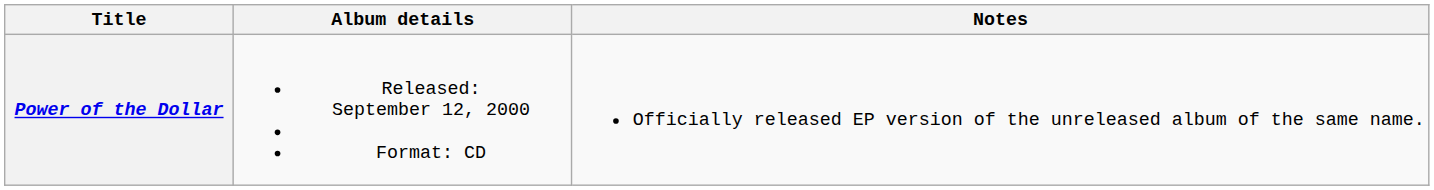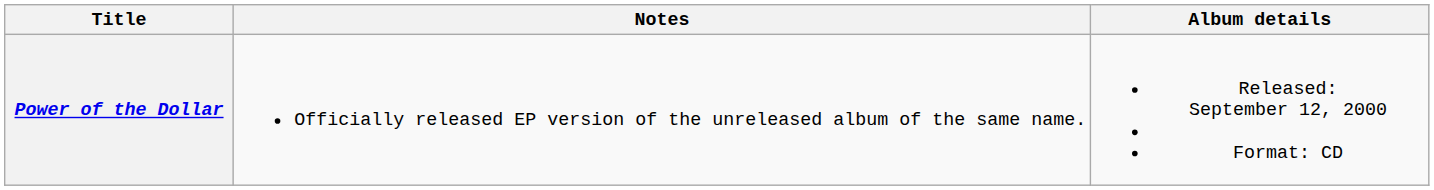columns swapped: (403, 20) <-> (1001, 20)
